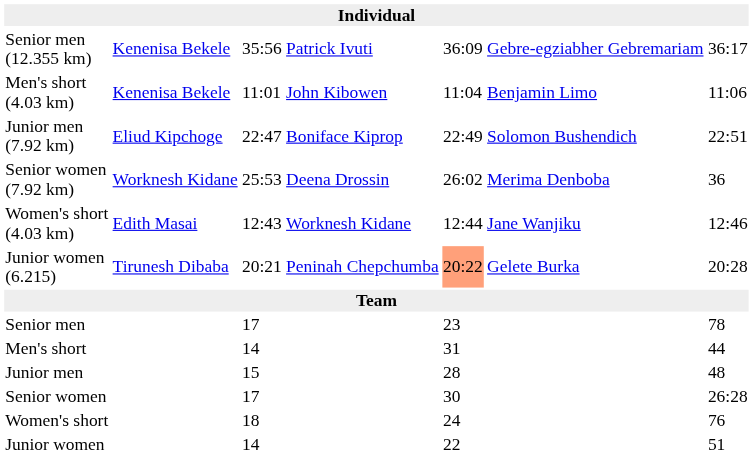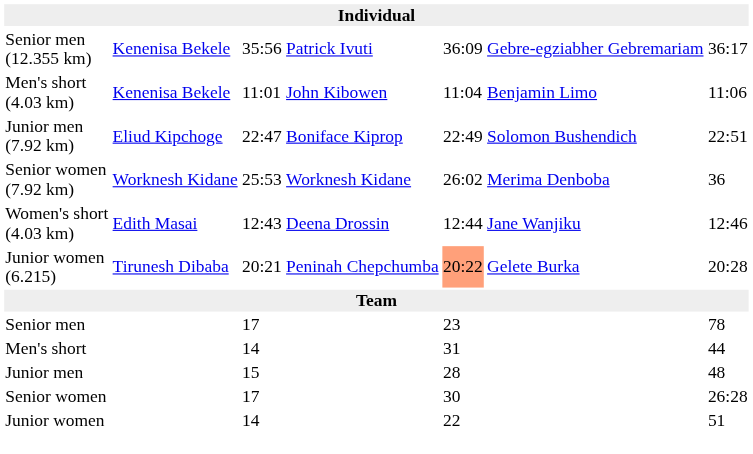(338, 179) Deena Drossin -> (349, 179) Worknesh Kidane
(349, 223) Worknesh Kidane -> (338, 223) Deena Drossin
- row: (57, 420)
